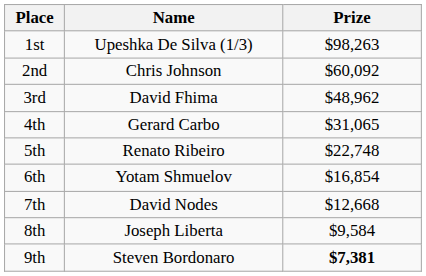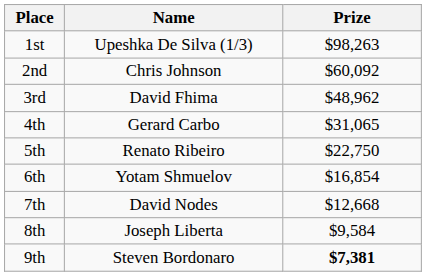(352, 151) $22,748 -> (352, 151) $22,750
